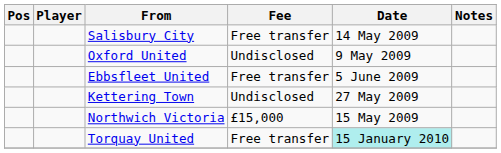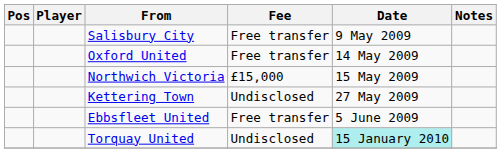(377, 35) 14 May 2009 -> (373, 35) 9 May 2009
(272, 56) Undisclosed -> (280, 56) Free transfer
(373, 56) 9 May 2009 -> (377, 56) 14 May 2009
rows swapped: (156, 118) <-> (149, 76)
(280, 138) Free transfer -> (272, 138) Undisclosed
